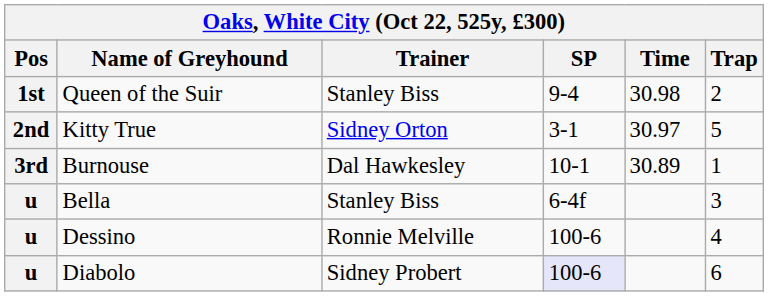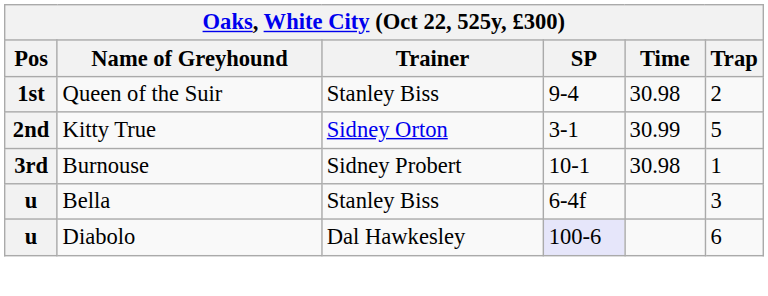(655, 129) 30.97 -> (655, 129) 30.99
(396, 165) Dal Hawkesley -> (394, 165) Sidney Probert
(655, 165) 30.89 -> (655, 165) 30.98
- row: (99, 237)
(394, 272) Sidney Probert -> (396, 237) Dal Hawkesley
